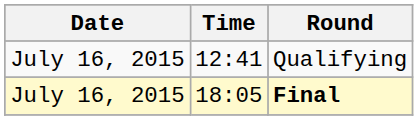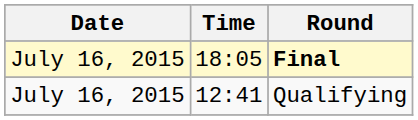rows swapped: (340, 60) <-> (307, 96)
